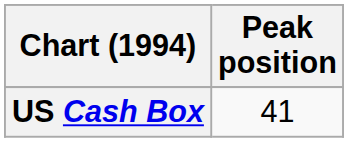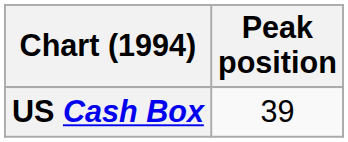(277, 111) 41 -> (277, 111) 39
